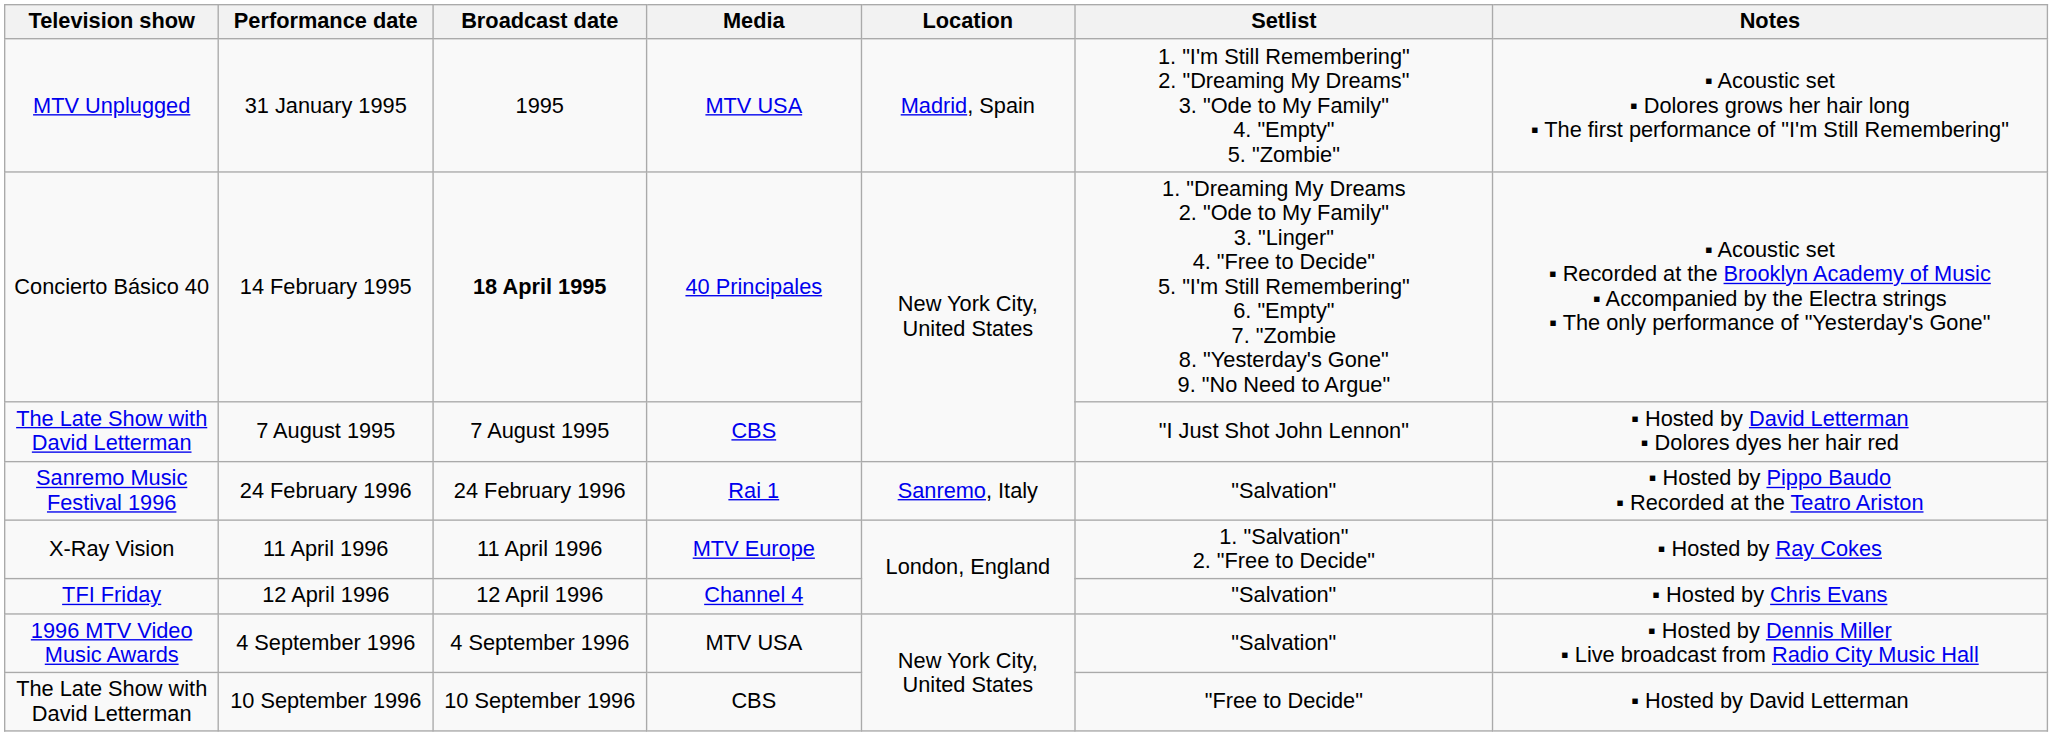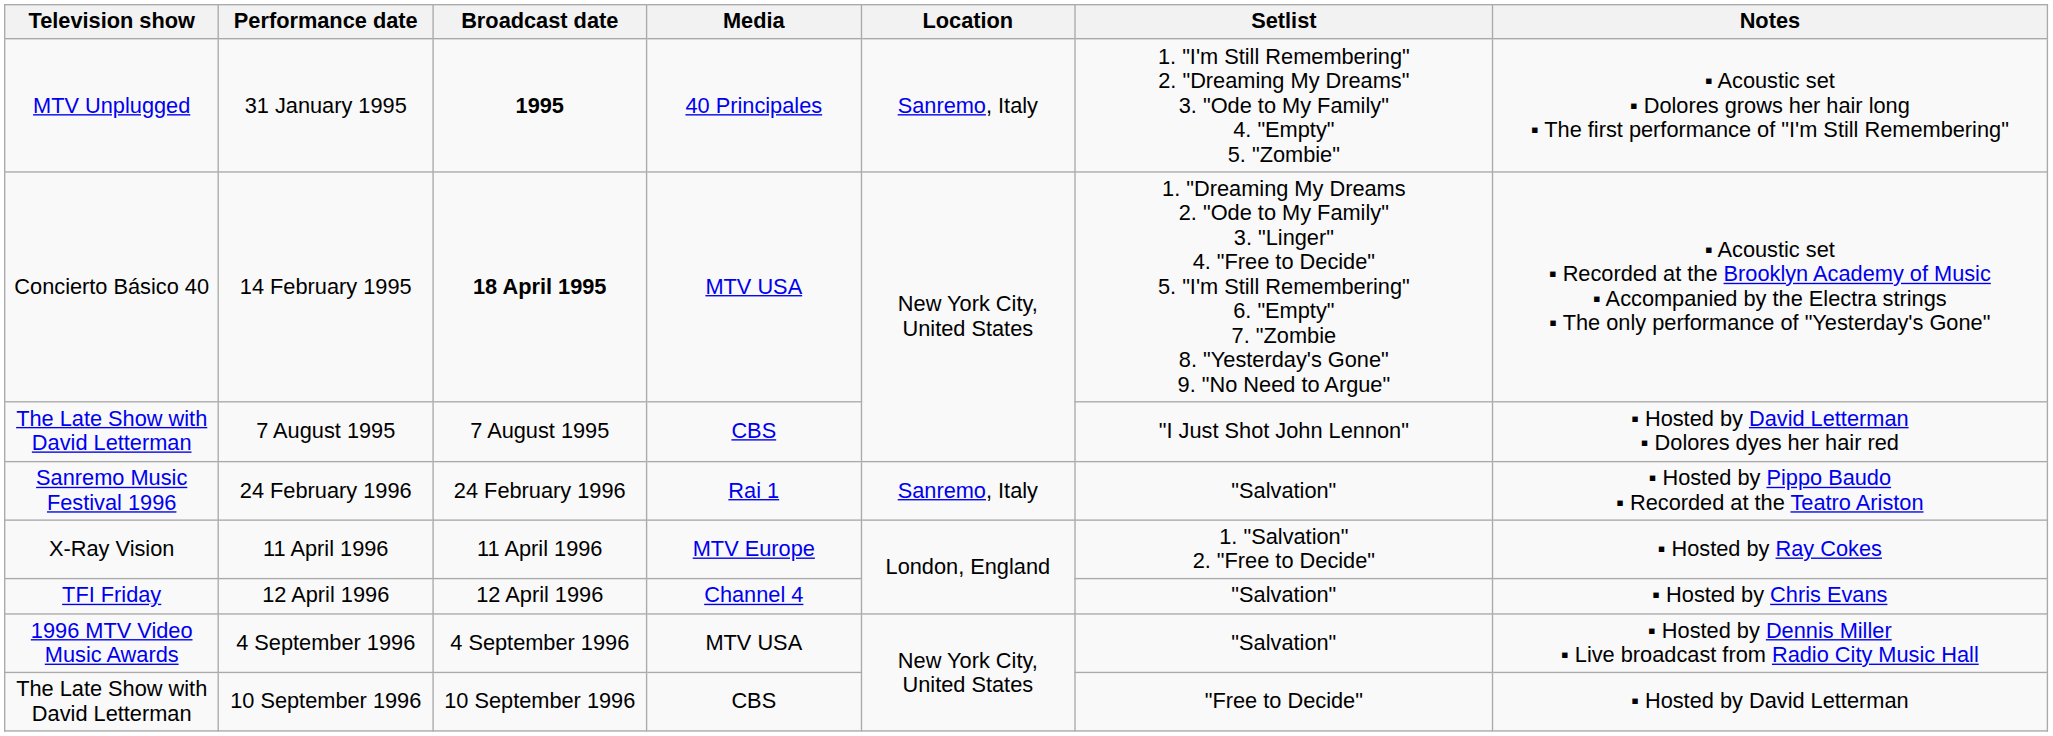(540, 105) normal -> (540, 105) bold
(754, 105) MTV USA -> (754, 105) 40 Principales
(968, 105) Madrid, Spain -> (968, 105) Sanremo, Italy
(754, 286) 40 Principales -> (754, 286) MTV USA
